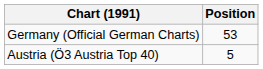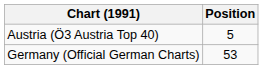rows swapped: (83, 54) <-> (103, 34)
